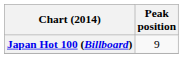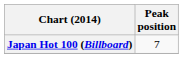(157, 44) 9 -> (157, 44) 7
